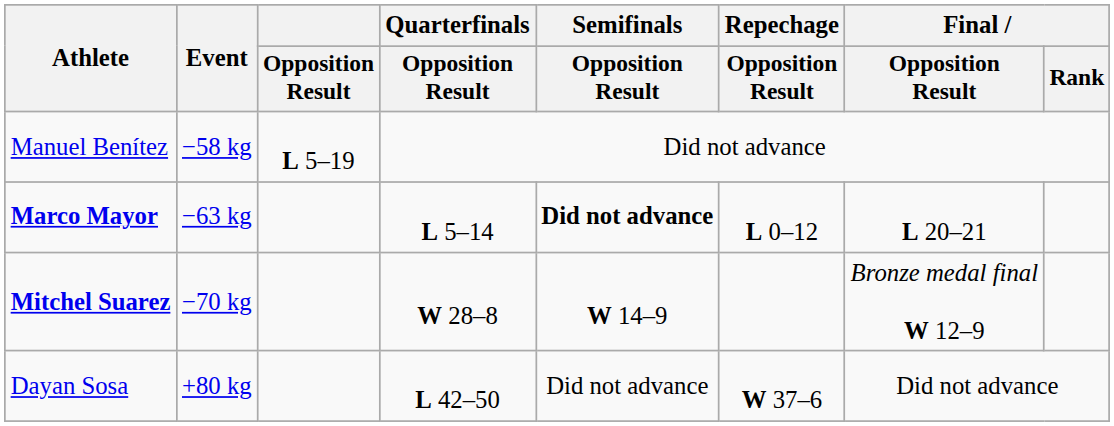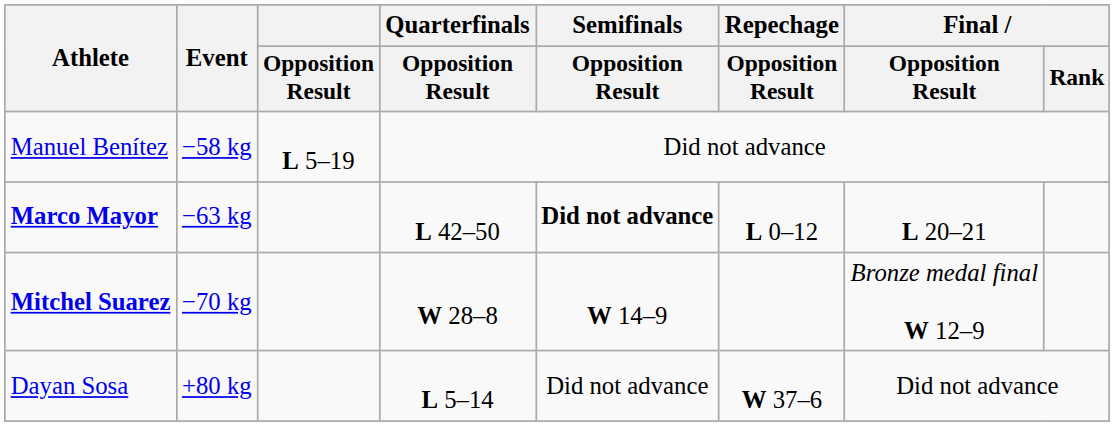(458, 231) L 5–14 -> (458, 231) L 42–50
(458, 401) L 42–50 -> (458, 401) L 5–14
